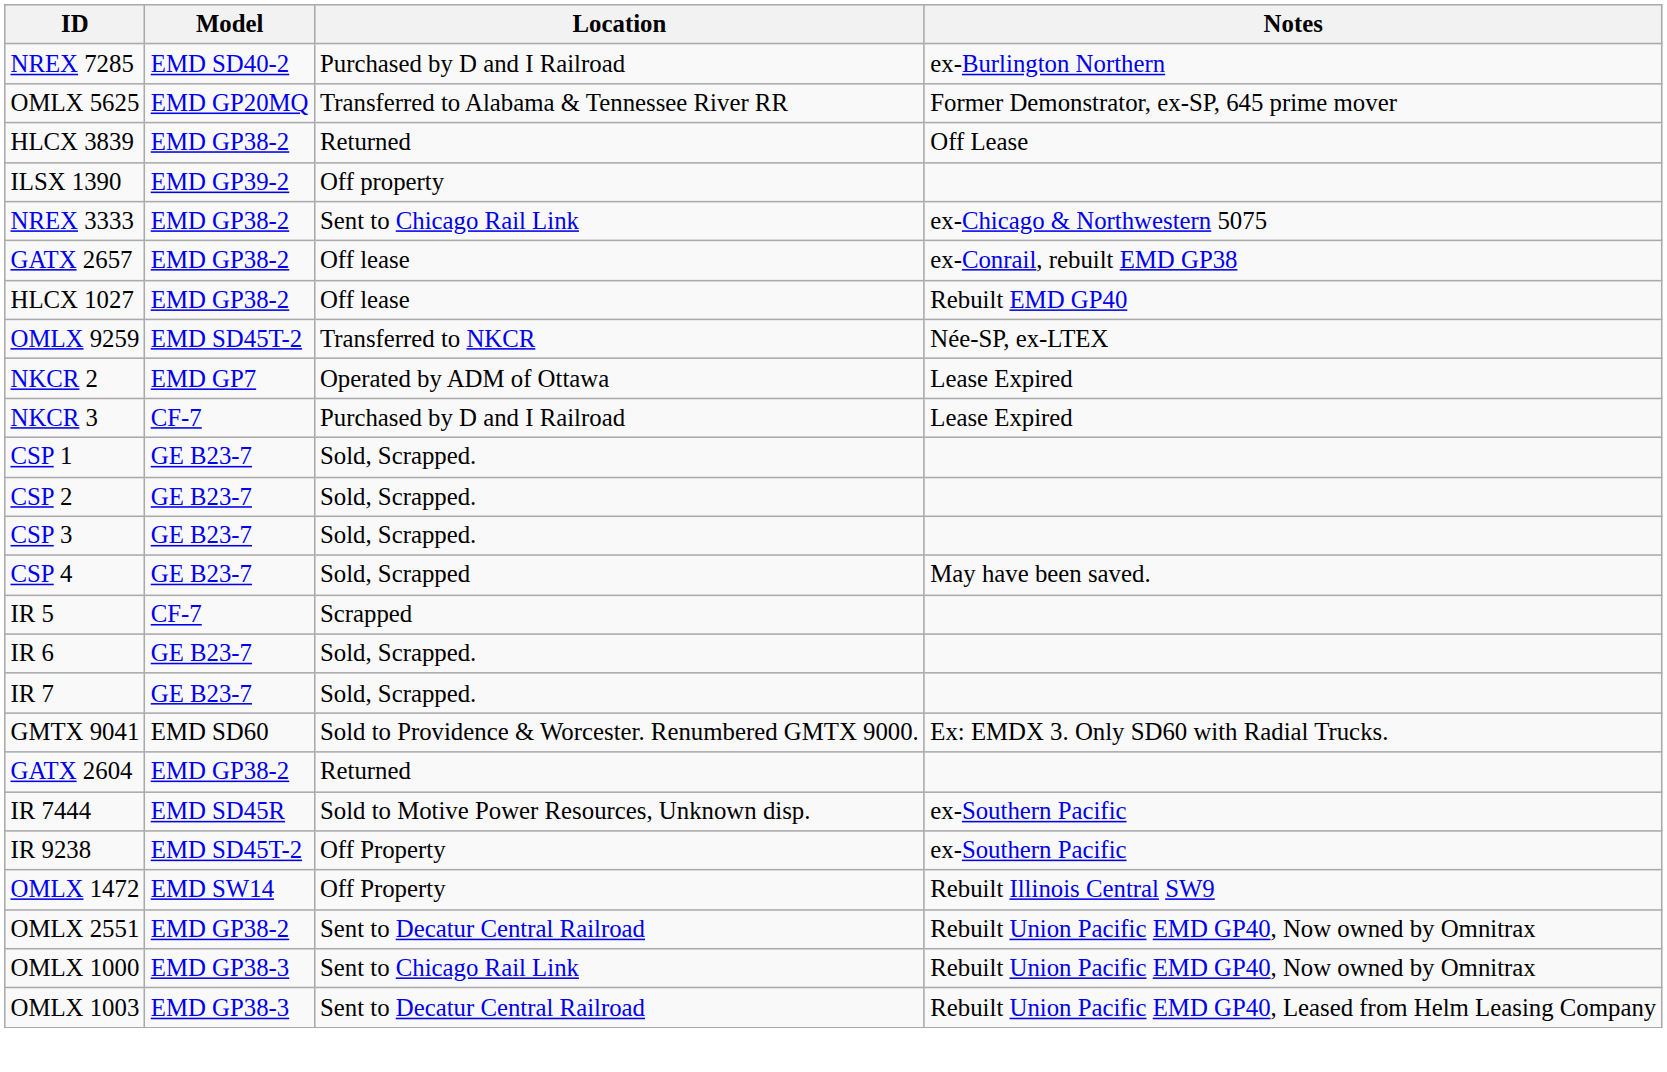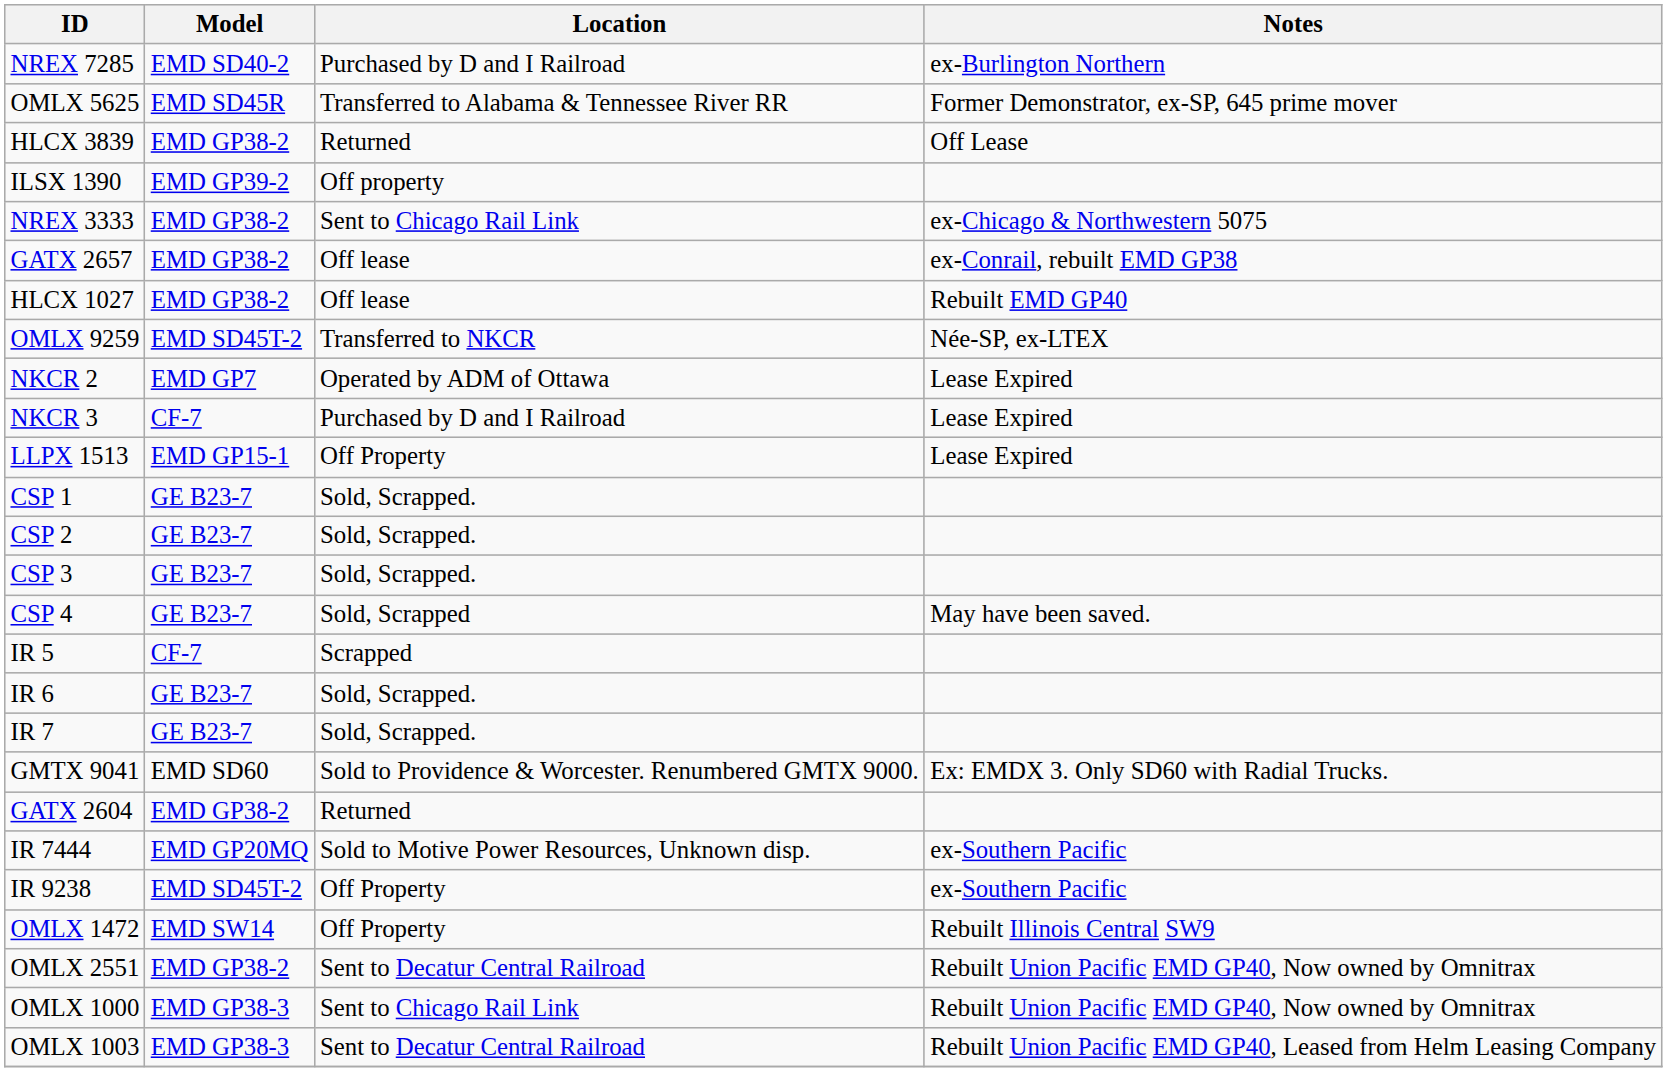(230, 102) EMD GP20MQ -> (218, 102) EMD SD45R
+ row: (69, 456)
(218, 810) EMD SD45R -> (230, 850) EMD GP20MQ
